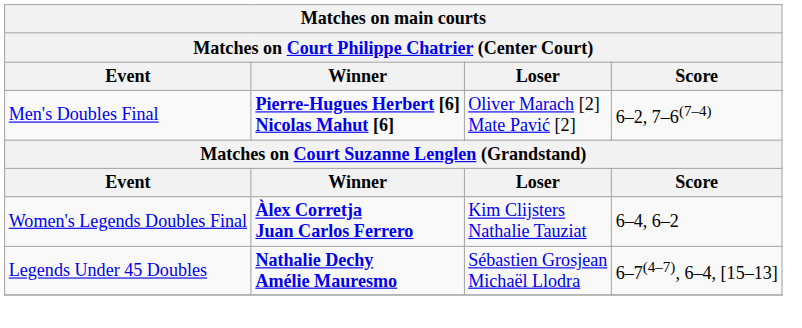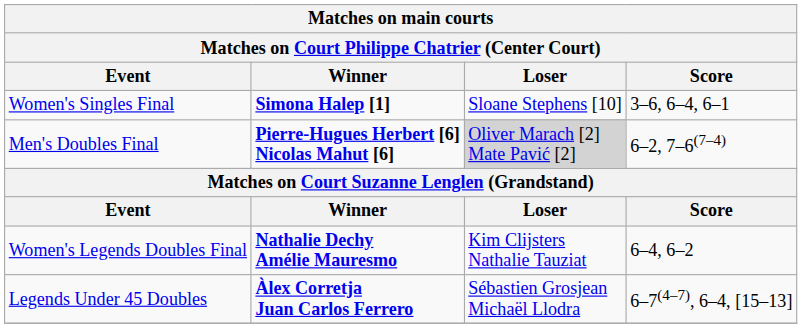+ row: (91, 104)
(534, 115) no background -> (534, 143) lightgrey background
(334, 221) Àlex Corretja Juan Carlos Ferrero -> (326, 250) Nathalie Dechy Amélie Mauresmo
(326, 270) Nathalie Dechy Amélie Mauresmo -> (334, 299) Àlex Corretja Juan Carlos Ferrero
